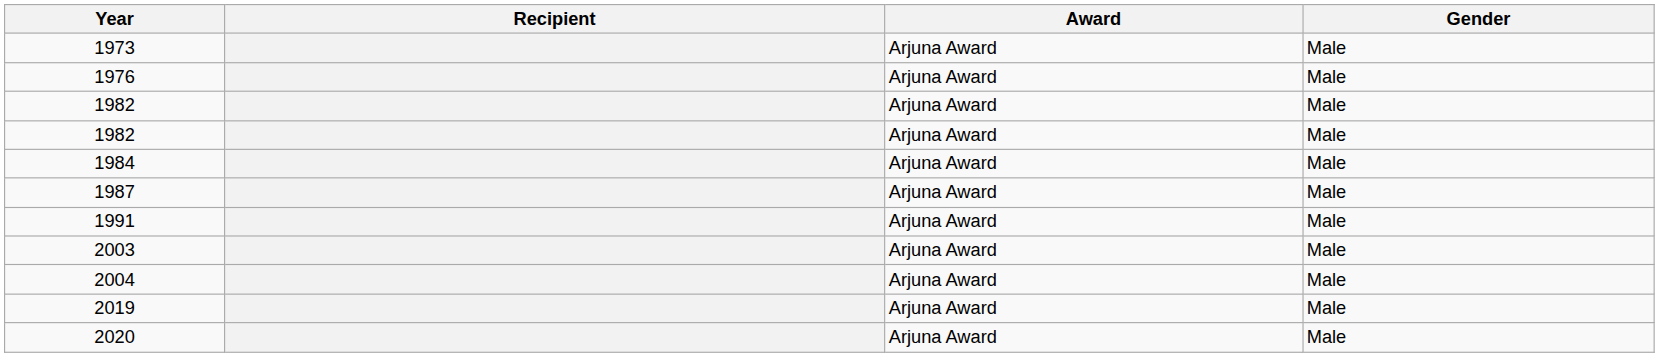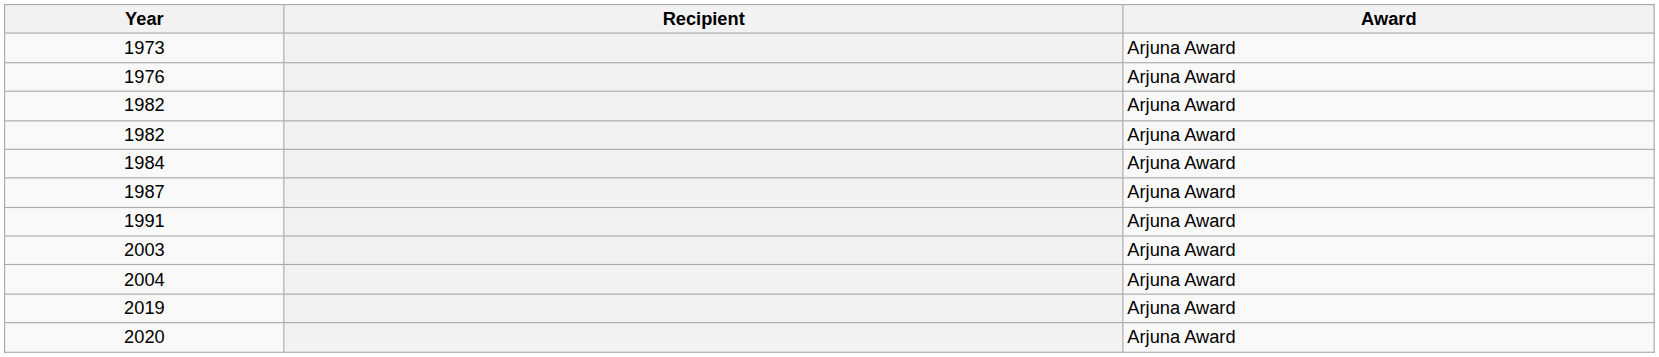- column: (1478, 18)
